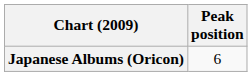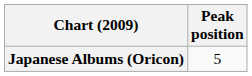(217, 58) 6 -> (217, 58) 5
